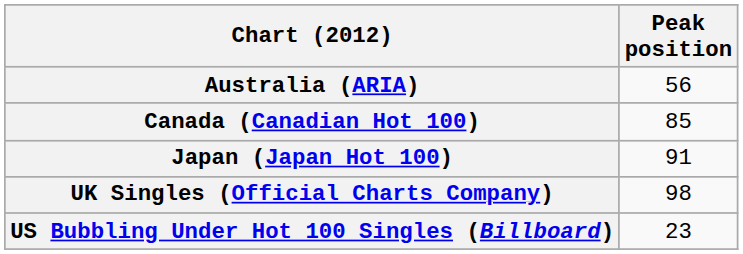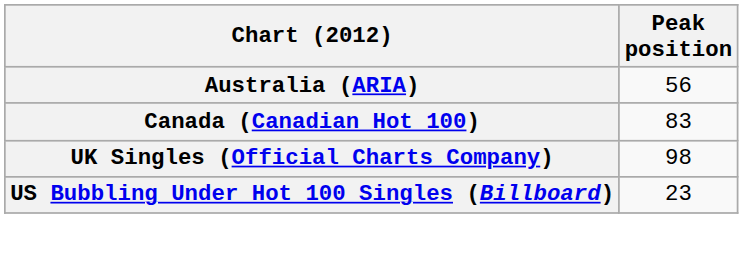(678, 122) 85 -> (678, 122) 83
- row: (312, 158)
